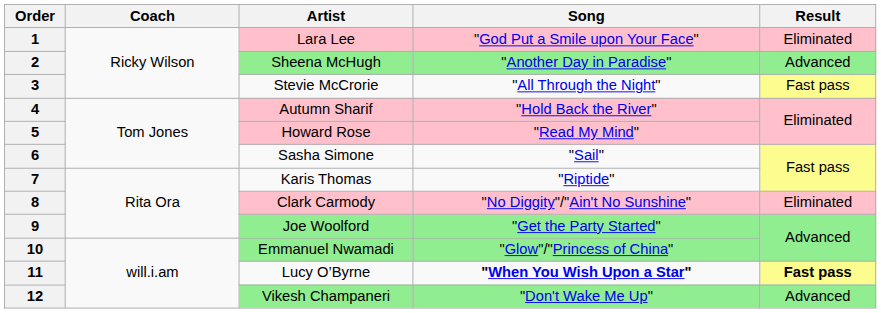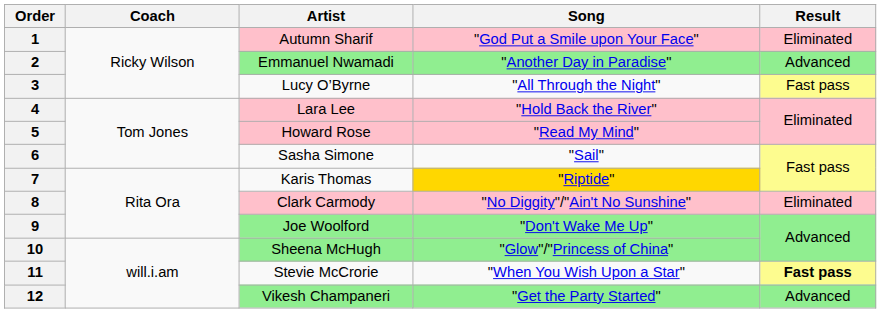(326, 39) Lara Lee -> (326, 39) Autumn Sharif
(326, 62) Sheena McHugh -> (326, 62) Emmanuel Nwamadi
(326, 86) Stevie McCrorie -> (326, 86) Lucy O’Byrne
(326, 109) Autumn Sharif -> (326, 109) Lara Lee
(586, 179) no background -> (586, 179) gold background
(586, 226) "Get the Party Started" -> (586, 226) "Don't Wake Me Up"
(326, 249) Emmanuel Nwamadi -> (326, 249) Sheena McHugh
(326, 272) Lucy O’Byrne -> (326, 272) Stevie McCrorie
(586, 272) bold -> (586, 272) normal
(586, 296) "Don't Wake Me Up" -> (586, 296) "Get the Party Started"
